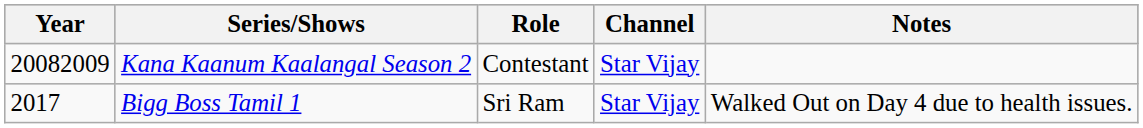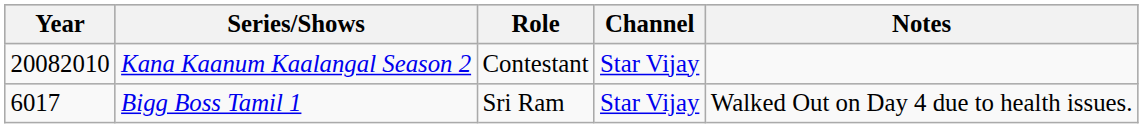(60, 63) 20082009 -> (60, 63) 20082010
(35, 102) 2017 -> (35, 102) 6017
